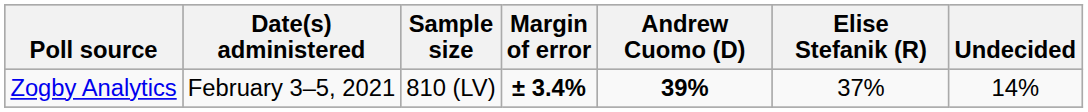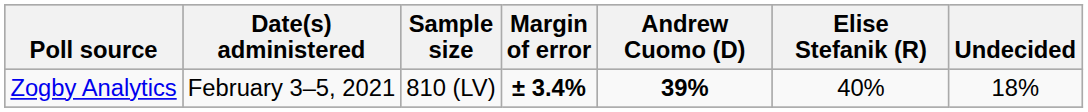(861, 88) 37% -> (861, 88) 40%
(1015, 88) 14% -> (1015, 88) 18%
